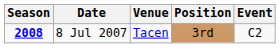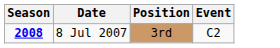- column: (151, 14)
